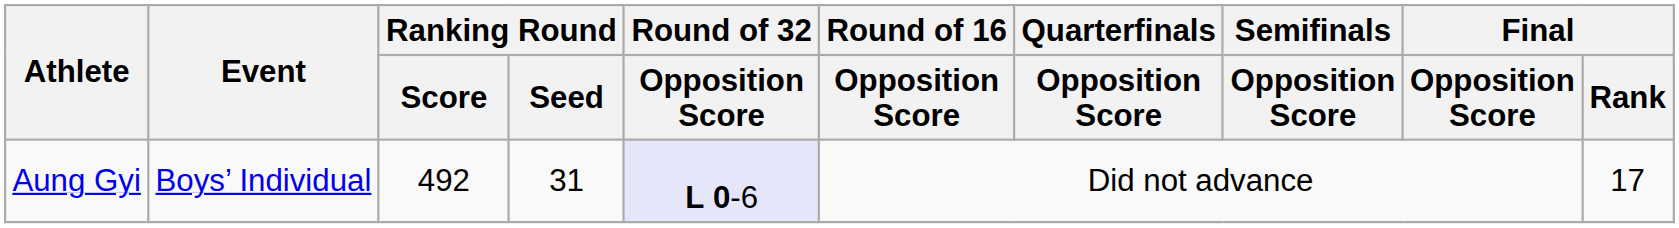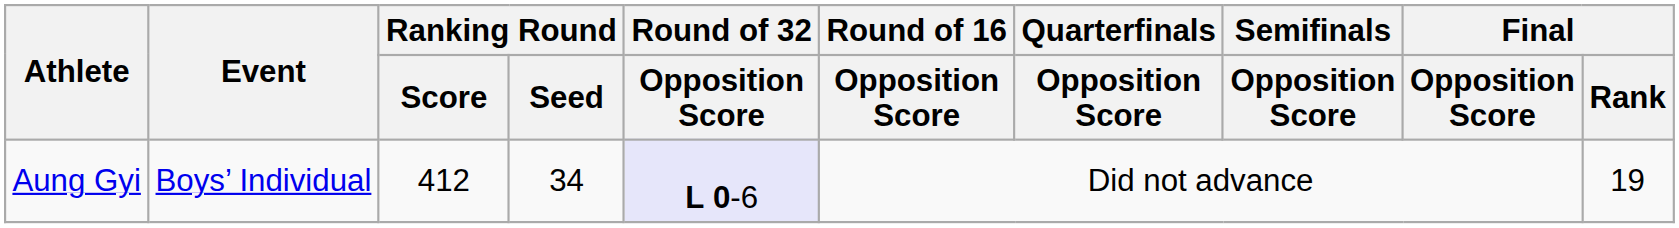(444, 181) 492 -> (444, 181) 412
(567, 181) 31 -> (567, 181) 34
(1628, 181) 17 -> (1628, 181) 19
